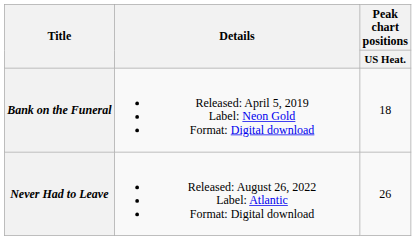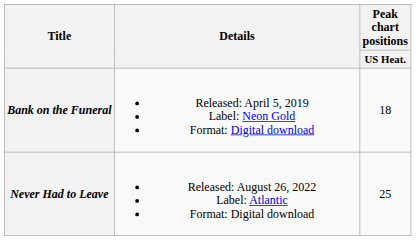(385, 193) 26 -> (385, 193) 25
